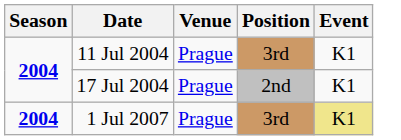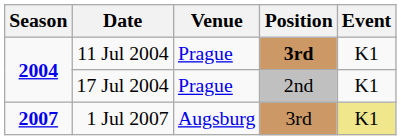(276, 53) normal -> (299, 53) bold
(38, 118) 2004 -> (38, 118) 2007
(205, 118) Prague -> (217, 118) Augsburg
